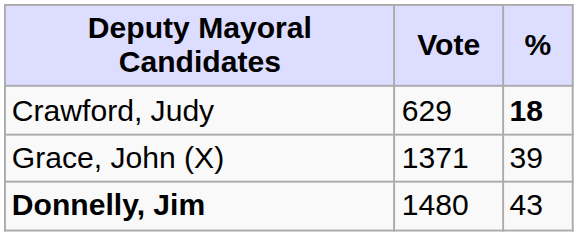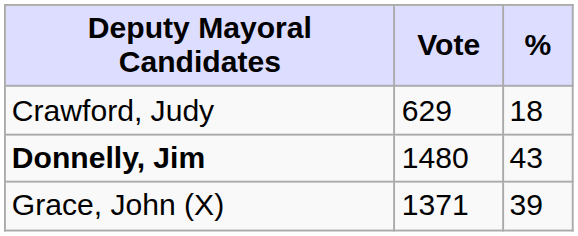(526, 109) bold -> (526, 109) normal
rows swapped: (109, 205) <-> (118, 157)
